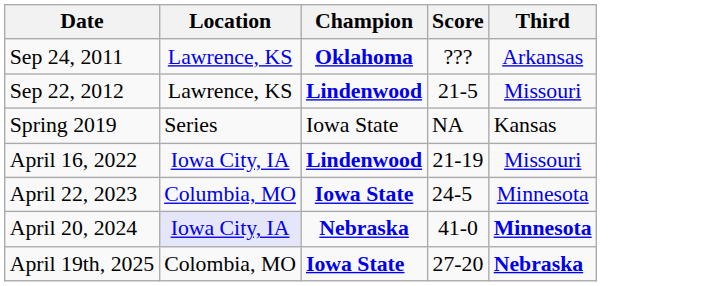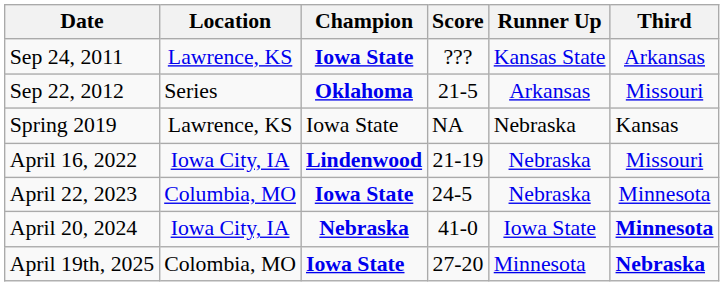+ column: (550, 21)
(364, 56) Oklahoma -> (364, 56) Iowa State
(230, 90) Lawrence, KS -> (191, 90) Series
(364, 90) Lindenwood -> (364, 90) Oklahoma
(191, 125) Series -> (230, 125) Lawrence, KS
(230, 228) lavender background -> (230, 228) no background
